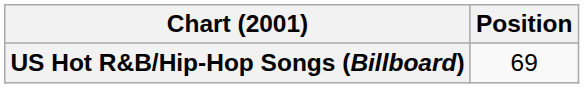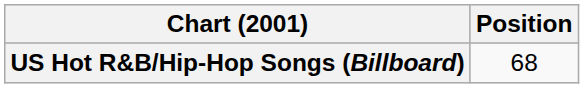(524, 62) 69 -> (524, 62) 68
